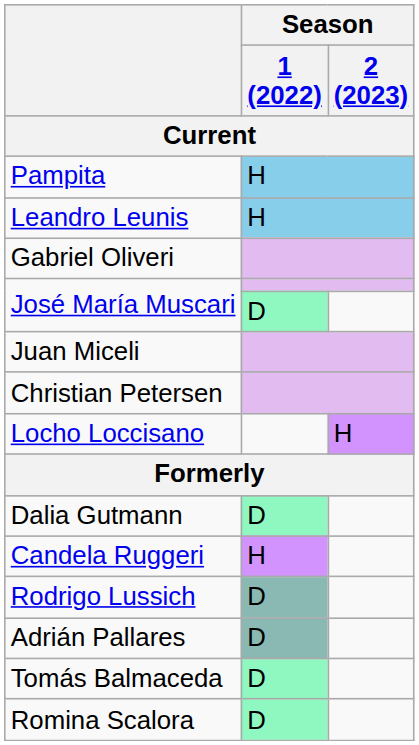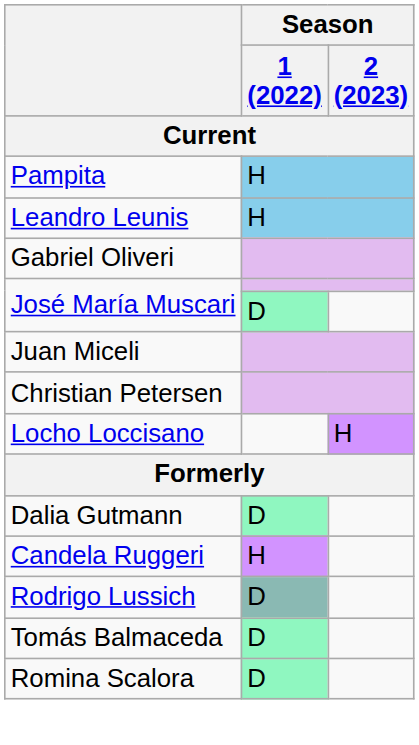- row: (98, 637)
